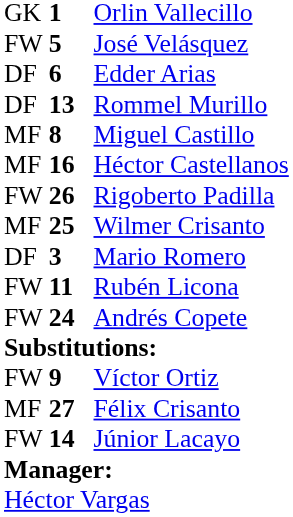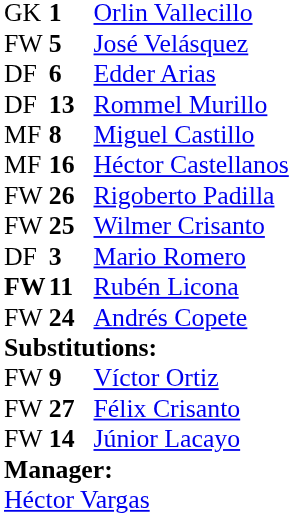(23, 225) MF -> (23, 225) FW
(23, 286) normal -> (25, 286) bold
(23, 408) MF -> (23, 408) FW
